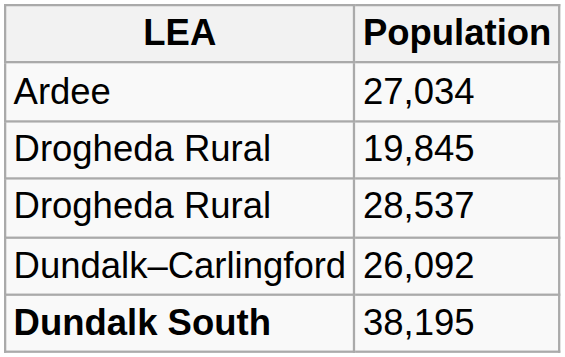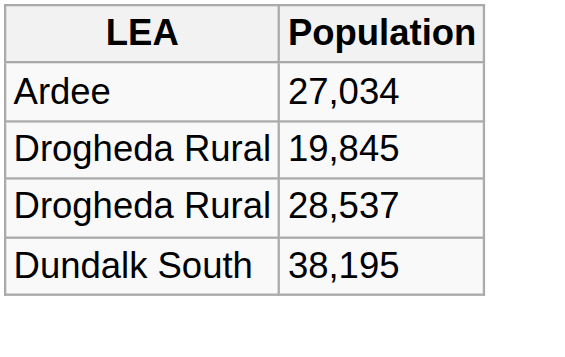- row: (419, 264)
(142, 322) bold -> (133, 264) normal
